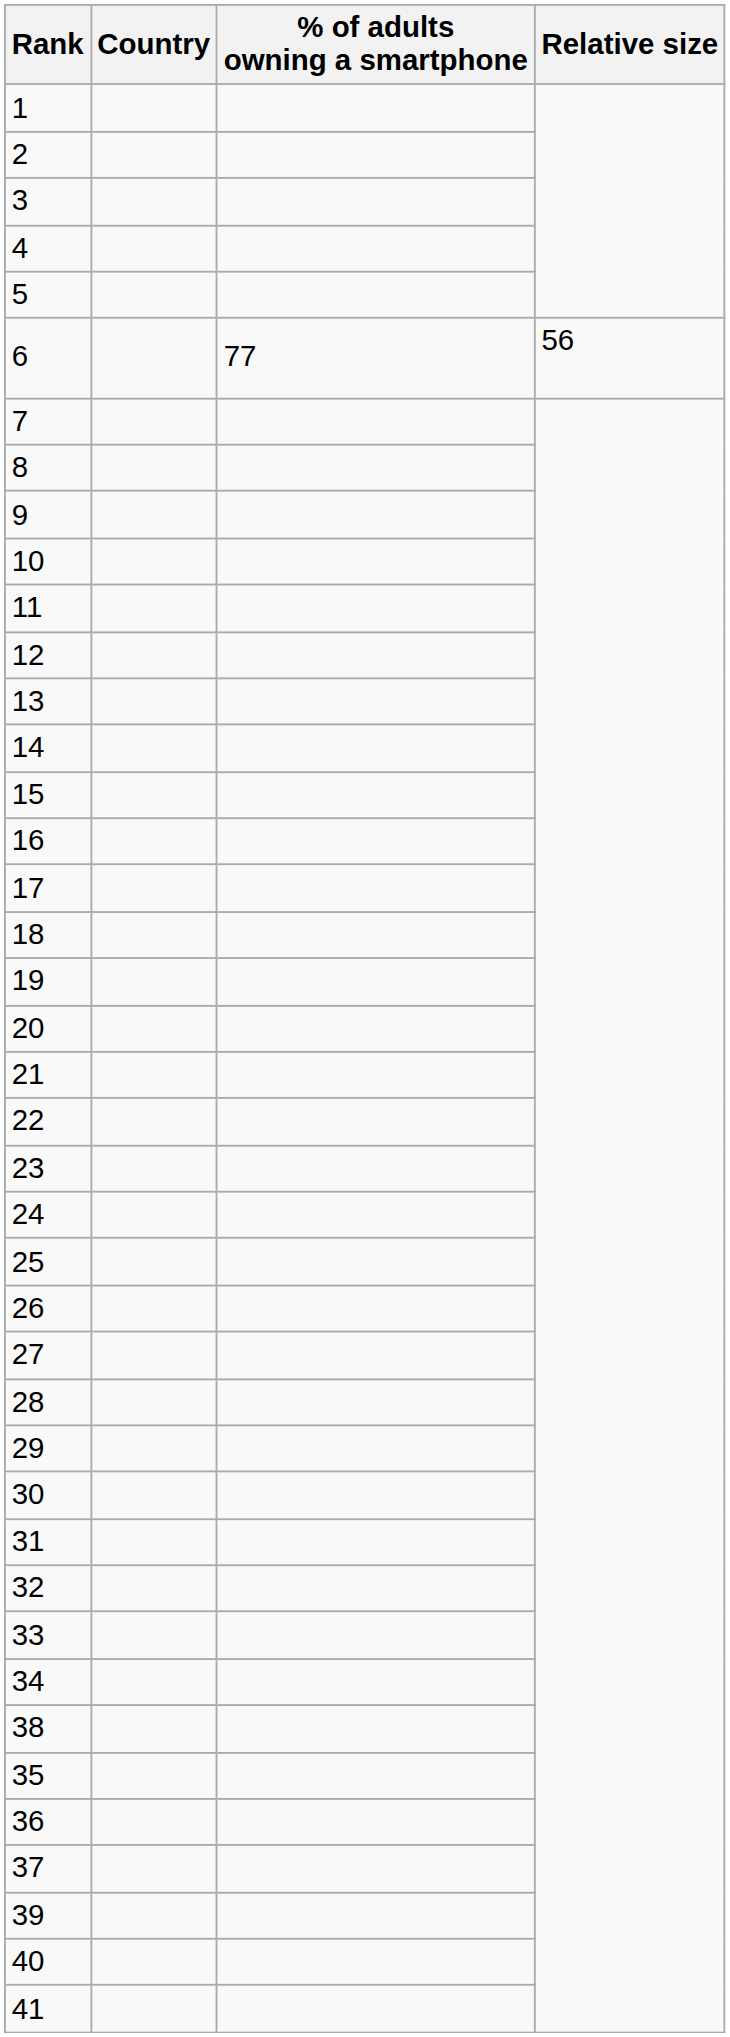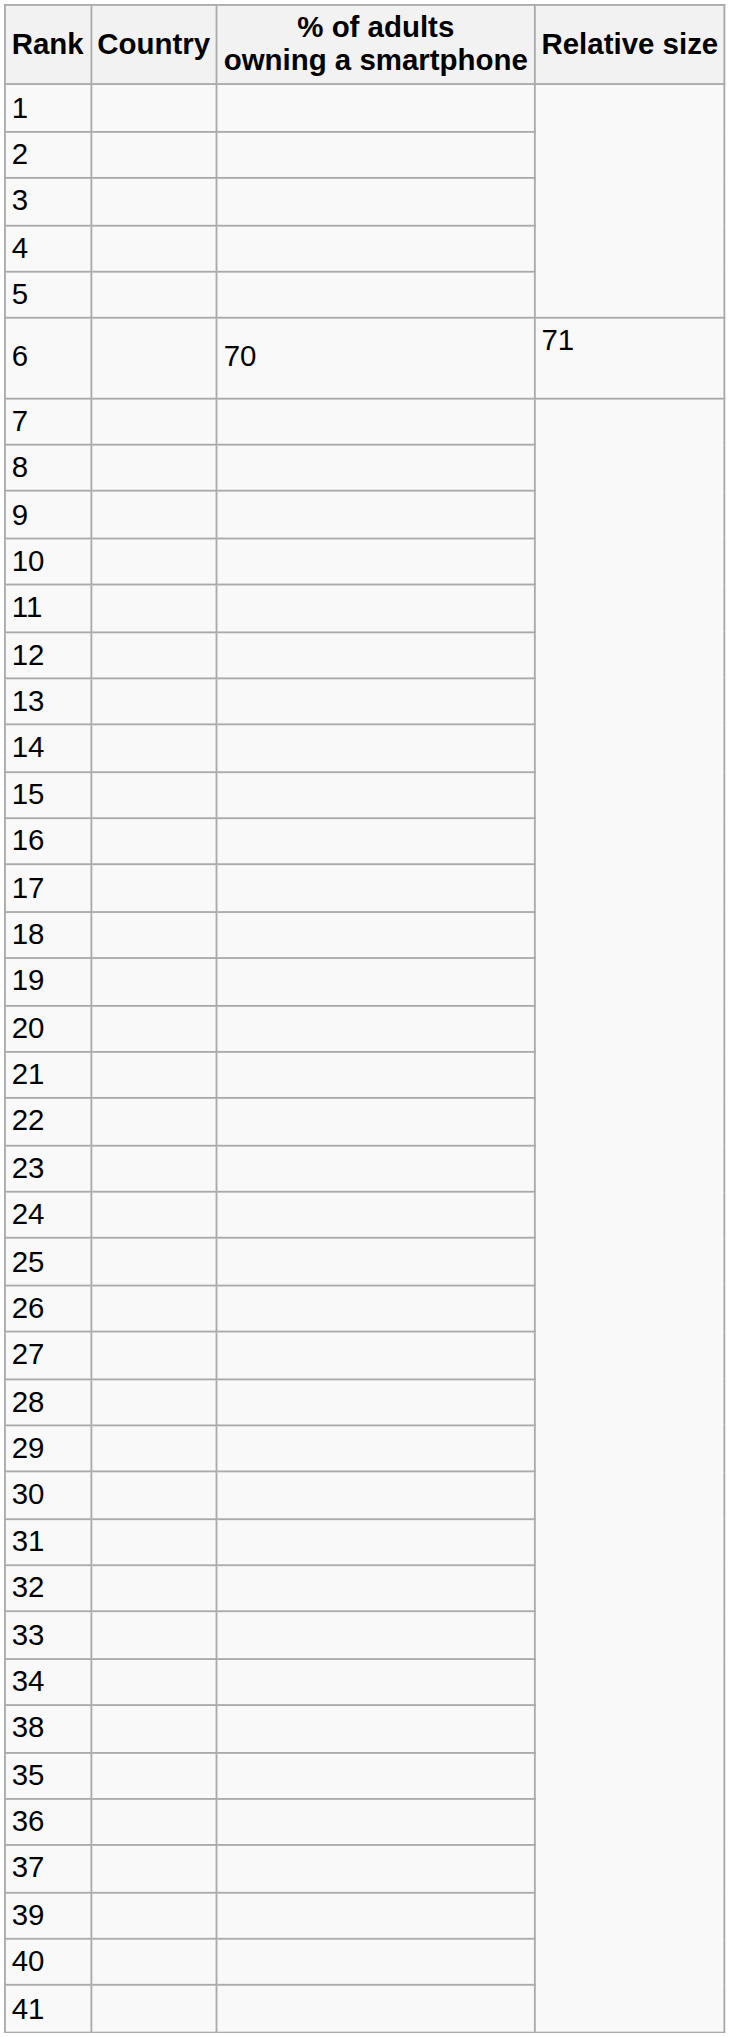(240, 357) 77 -> (240, 357) 70
(630, 358) 56 -> (630, 358) 71
